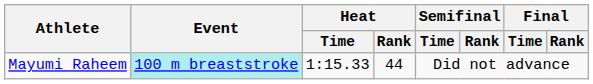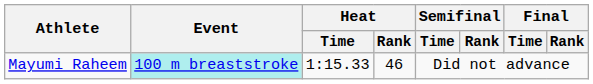(394, 65) 44 -> (394, 65) 46
